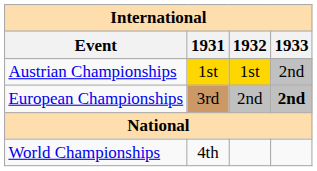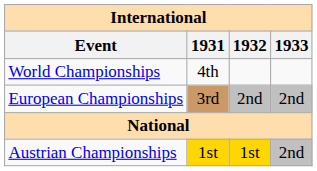rows swapped: (84, 152) <-> (93, 71)
(291, 98) bold -> (291, 98) normal
